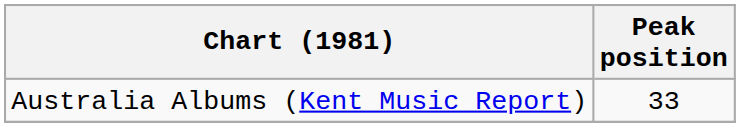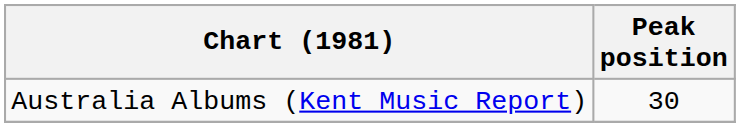(664, 101) 33 -> (664, 101) 30
